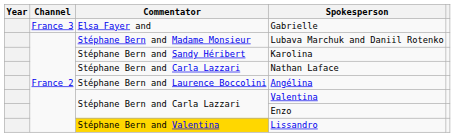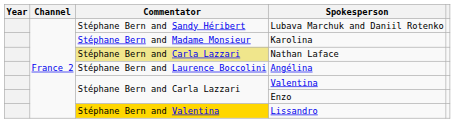- row: (294, 26)
(164, 40) Stéphane Bern and Madame Monsieur -> (162, 26) Stéphane Bern and Sandy Héribert
(162, 54) Stéphane Bern and Sandy Héribert -> (164, 40) Stéphane Bern and Madame Monsieur
(159, 68) no background -> (159, 54) khaki background
